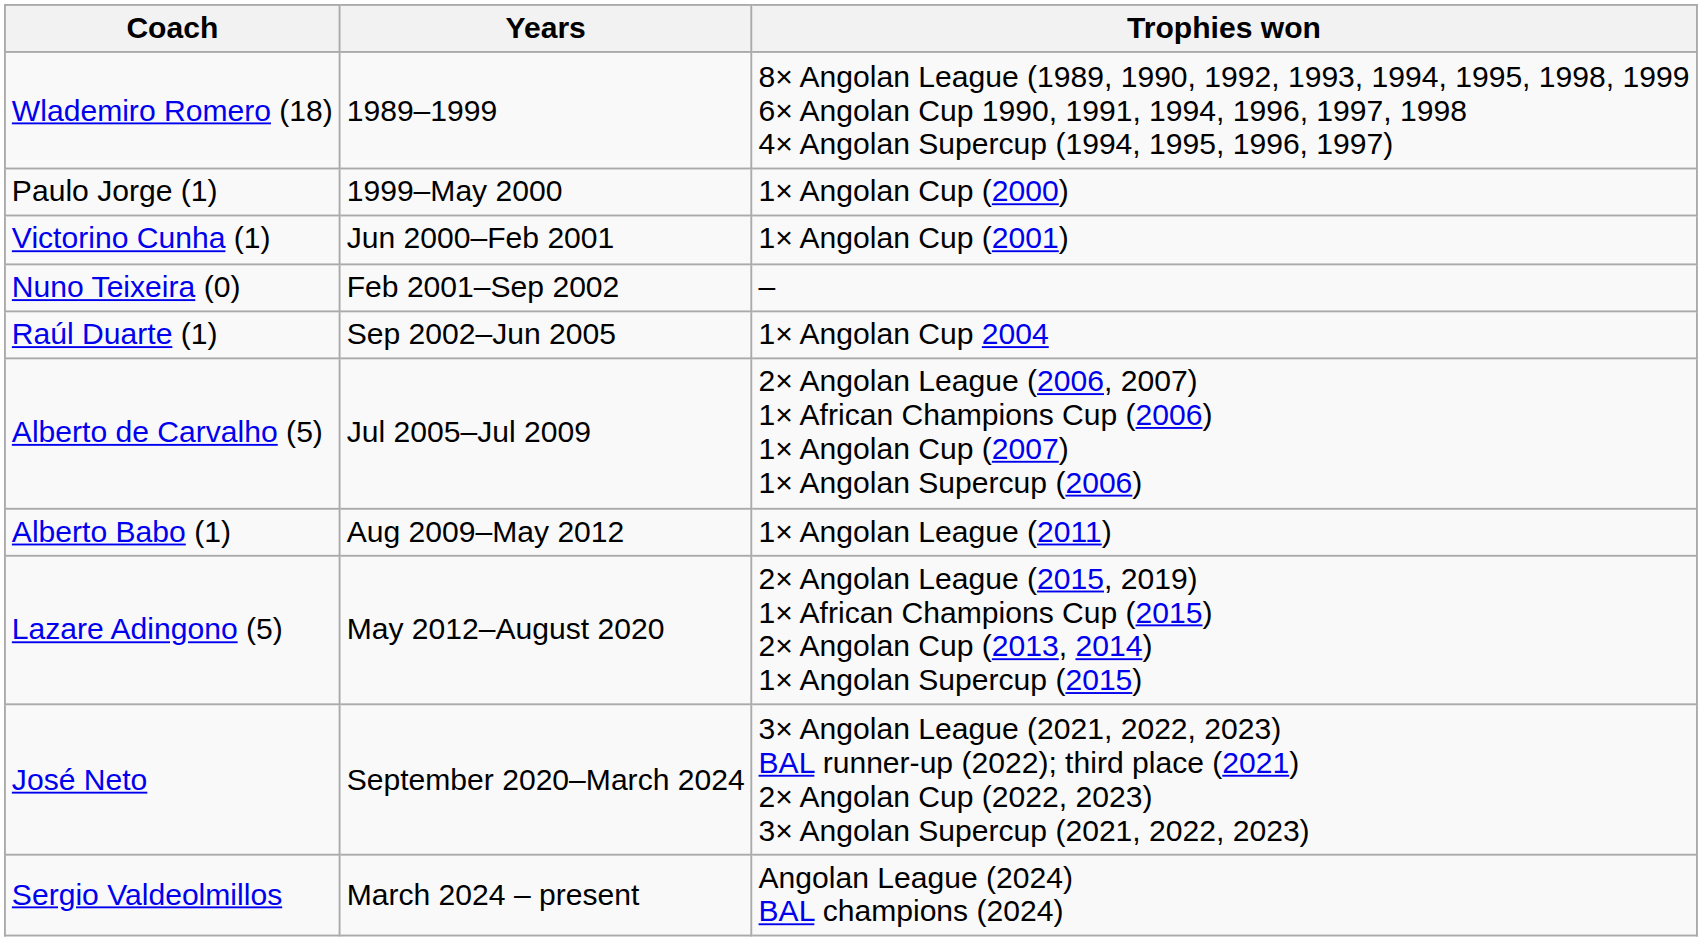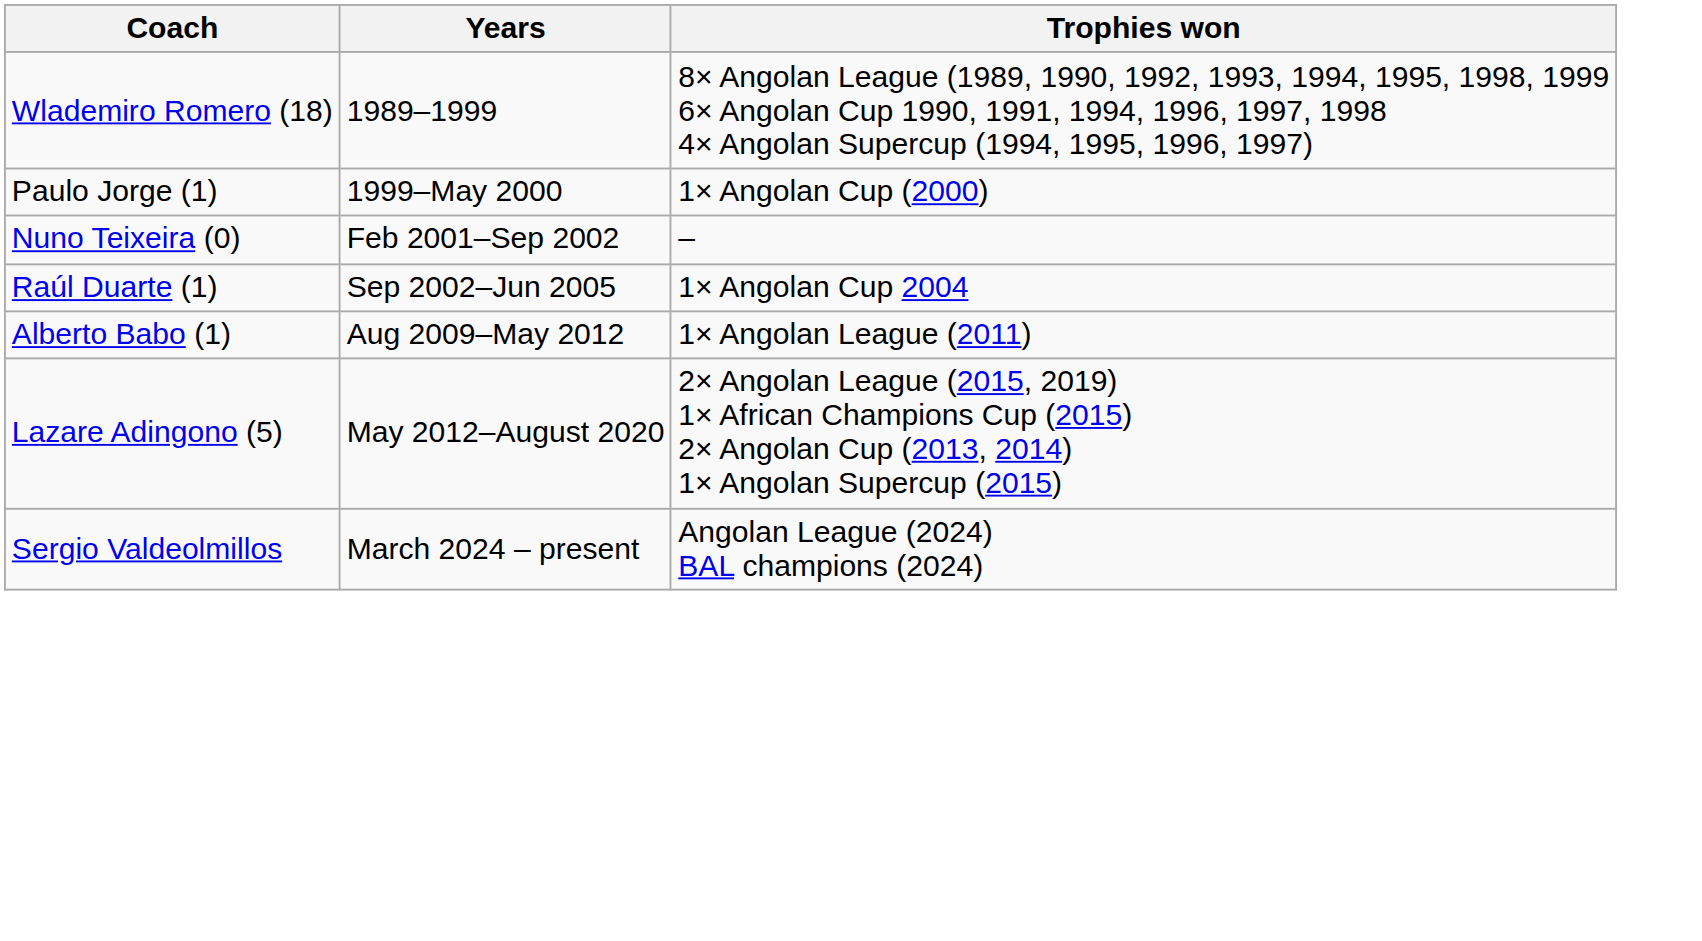- row: (141, 239)
- row: (167, 433)
- row: (80, 779)
